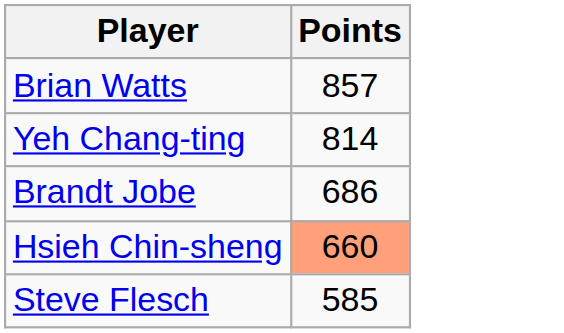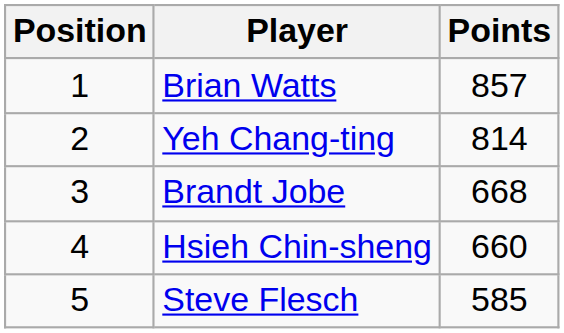+ column: (80, 31)
(350, 192) 686 -> (499, 192) 668
(350, 246) lightsalmon background -> (499, 246) no background
